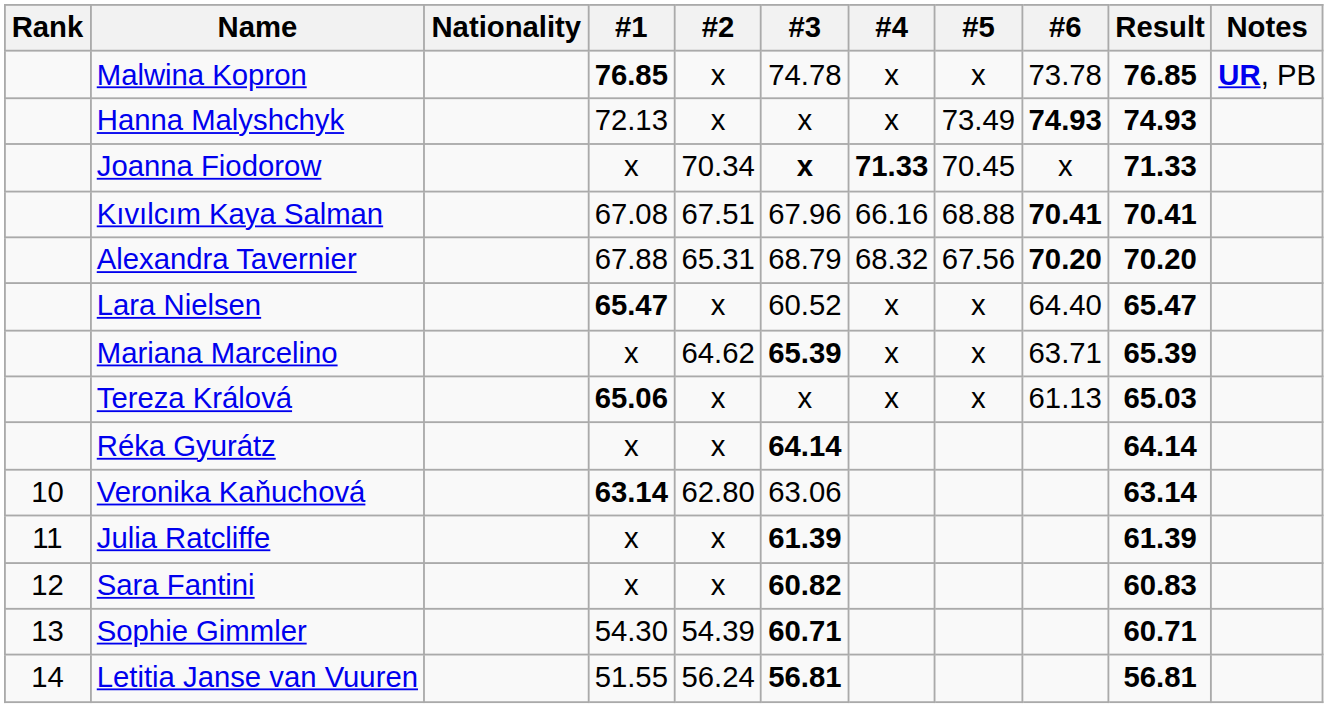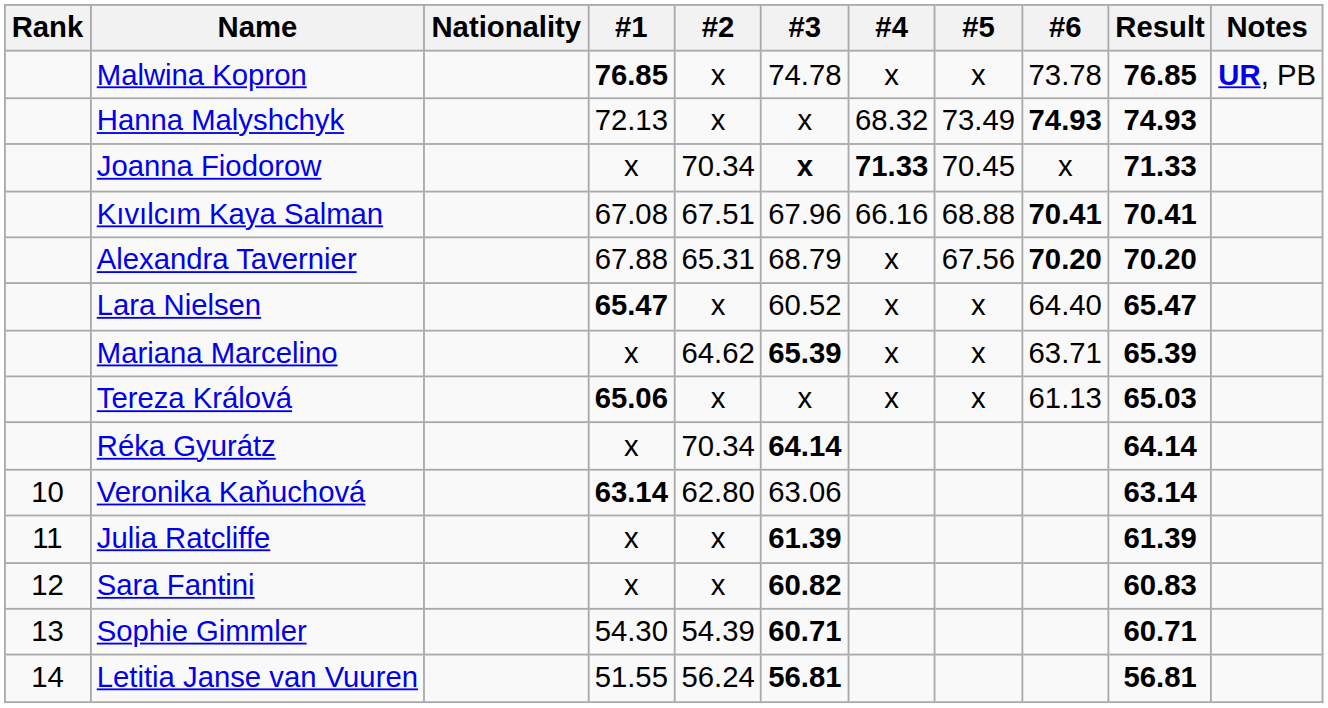(892, 120) x -> (892, 120) 68.32
(892, 259) 68.32 -> (892, 259) x
(718, 445) x -> (718, 445) 70.34
